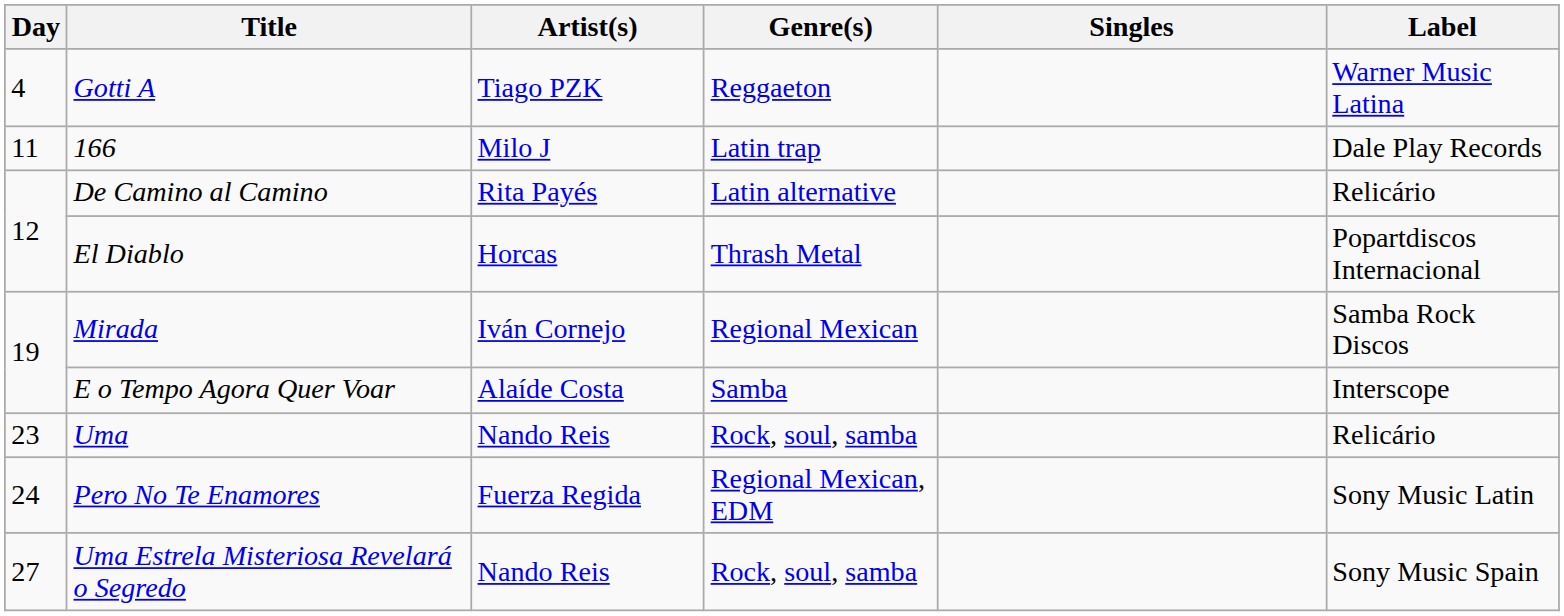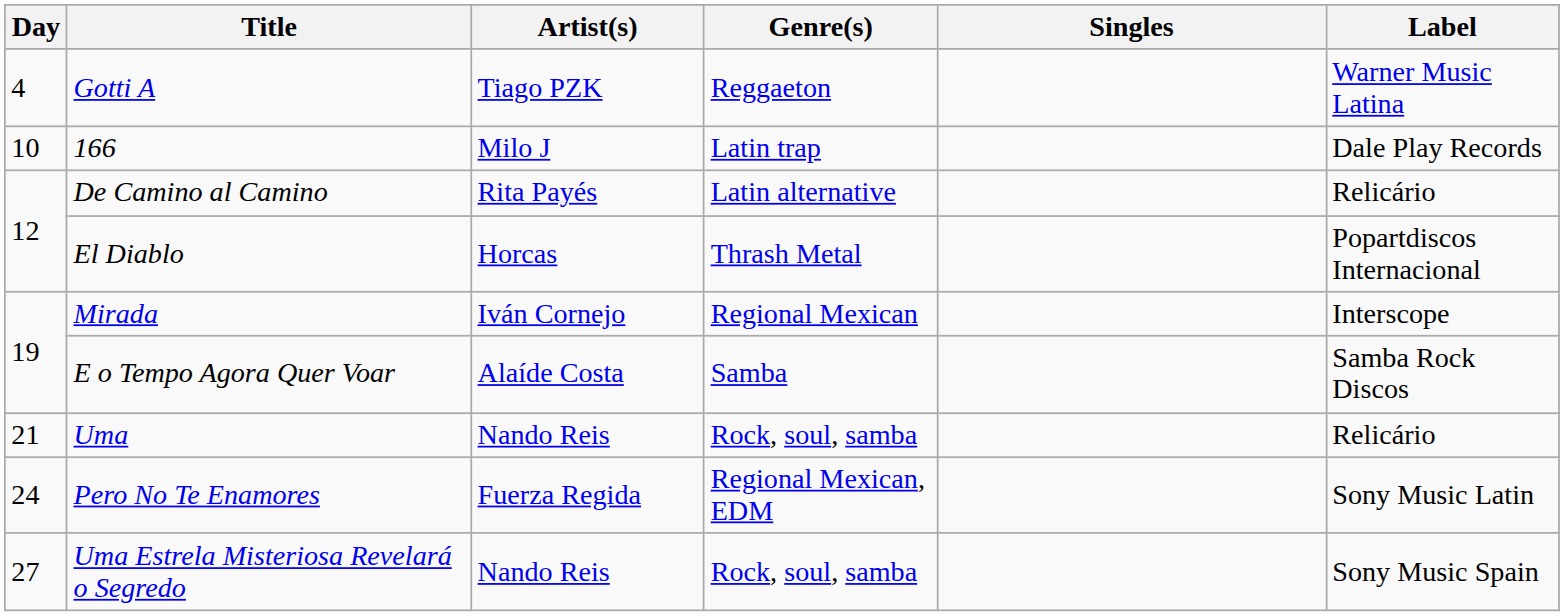(25, 147) 11 -> (25, 147) 10
(1404, 329) Samba Rock Discos -> (1391, 313) Interscope
(1391, 389) Interscope -> (1404, 373) Samba Rock Discos
(25, 434) 23 -> (25, 434) 21
